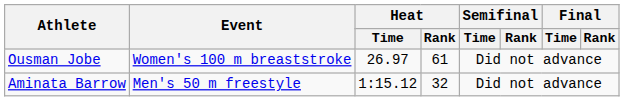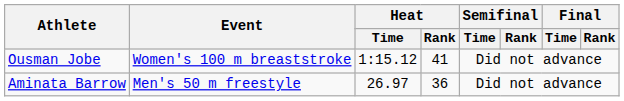(388, 61) 26.97 -> (388, 61) 1:15.12
(440, 61) 61 -> (440, 61) 41
(388, 84) 1:15.12 -> (388, 84) 26.97
(440, 84) 32 -> (440, 84) 36
